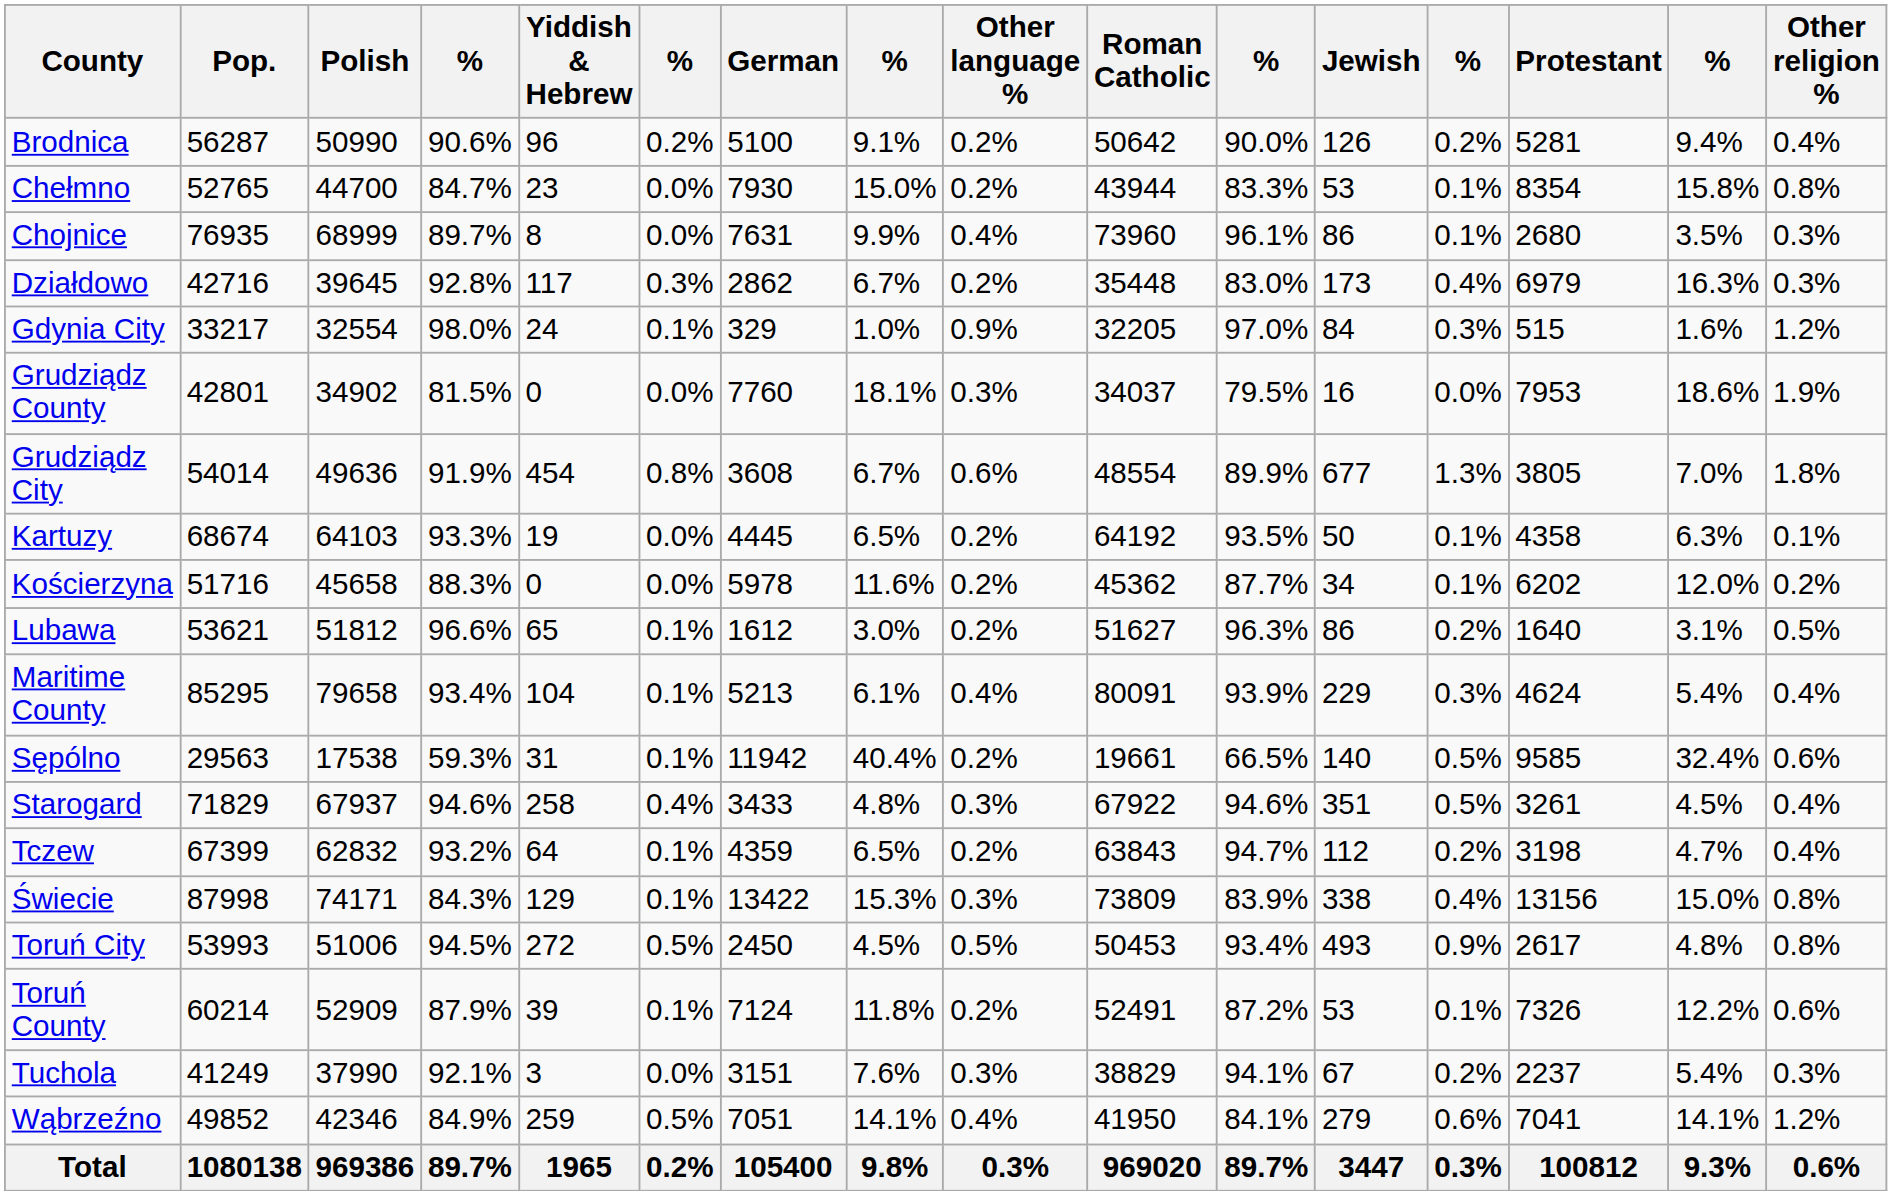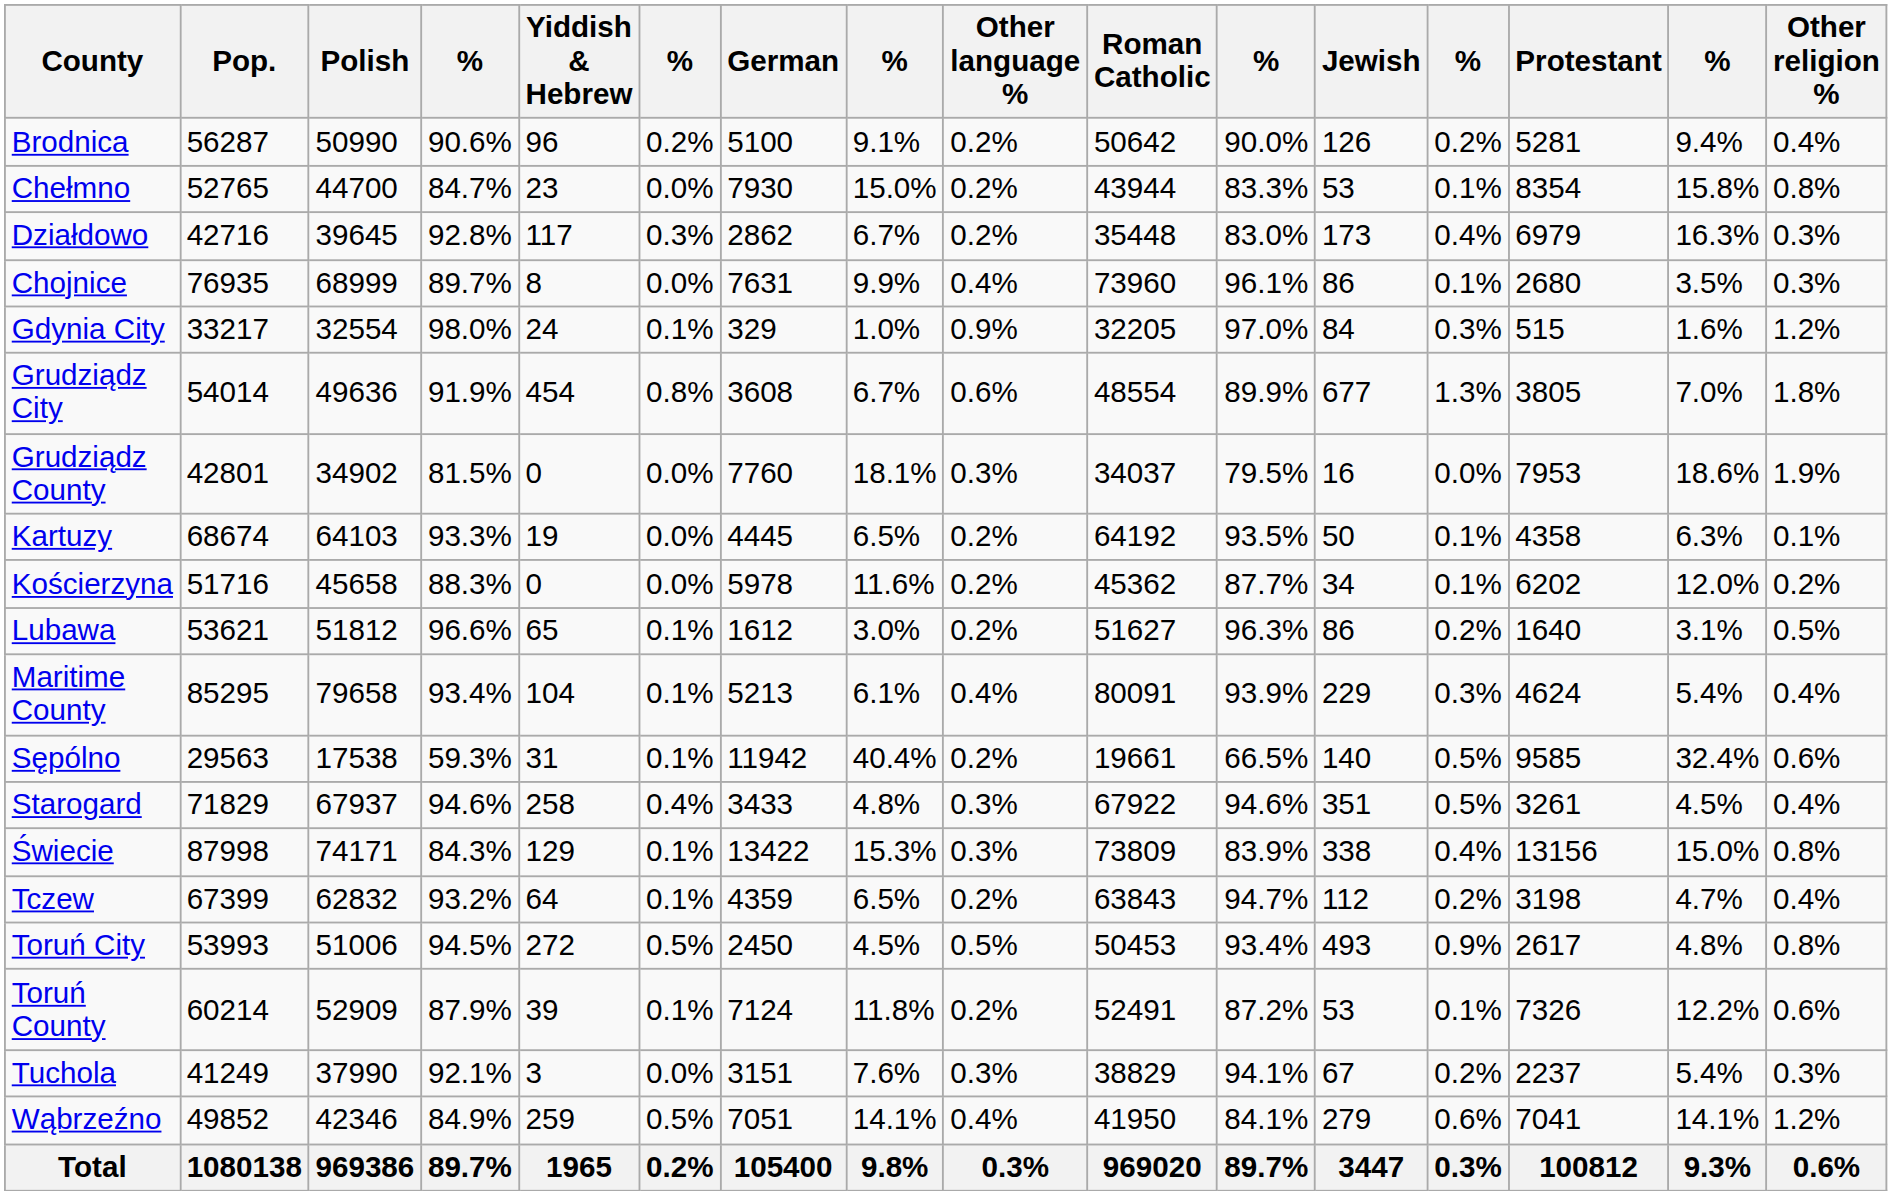rows swapped: (69, 235) <-> (80, 282)
rows swapped: (79, 473) <-> (79, 392)
rows swapped: (63, 898) <-> (53, 851)
